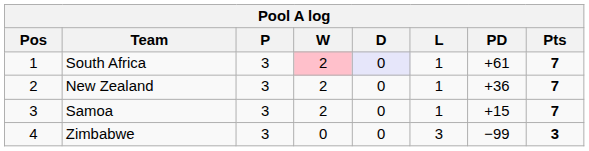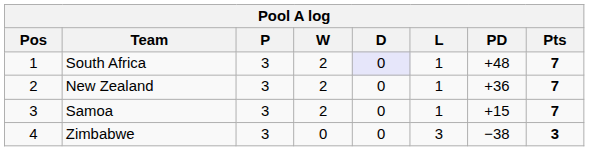(323, 63) pink background -> (323, 63) no background
(497, 63) +61 -> (497, 63) +48
(497, 134) −99 -> (497, 134) −38
